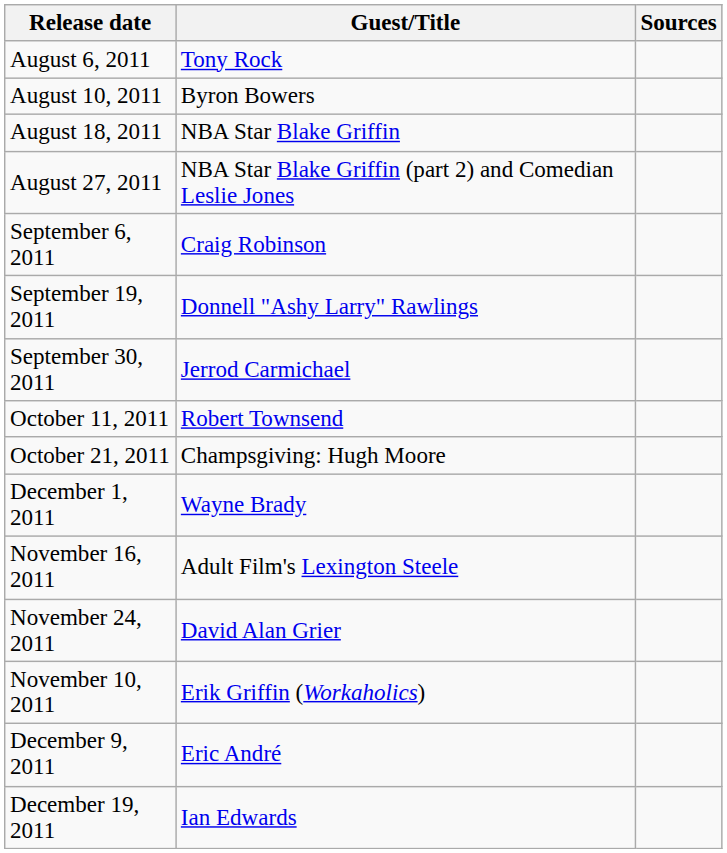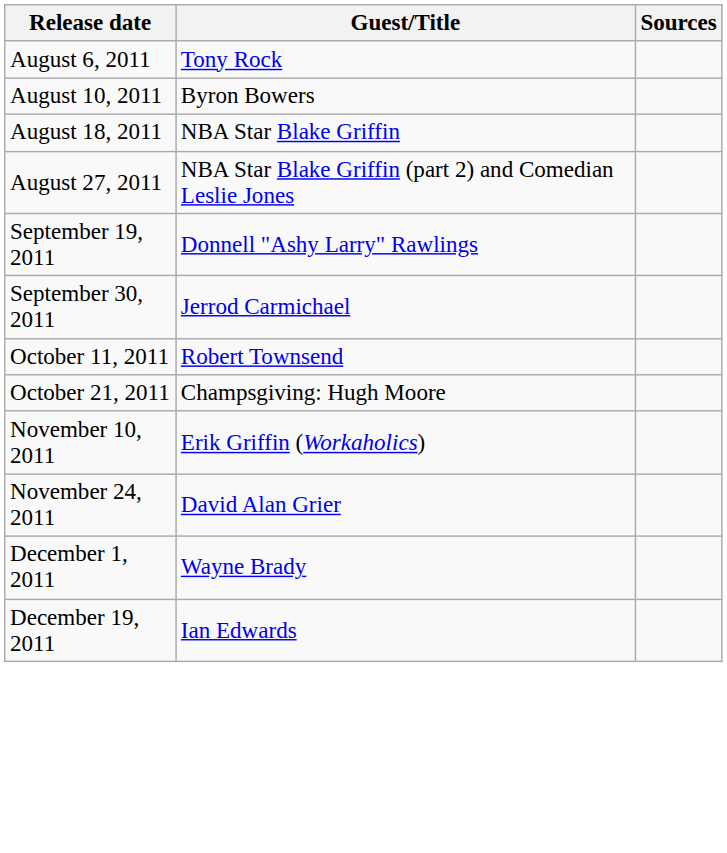- row: (71, 244)
rows swapped: (76, 692) <-> (69, 504)
- row: (76, 567)
- row: (69, 754)
